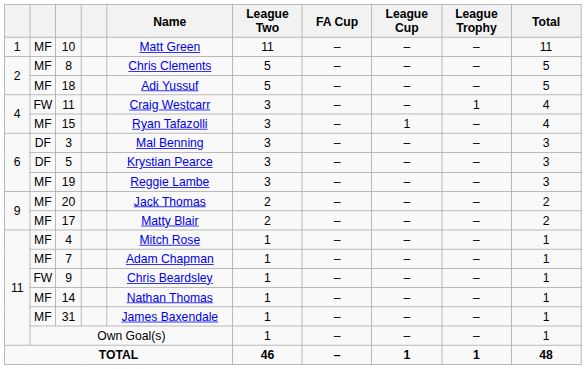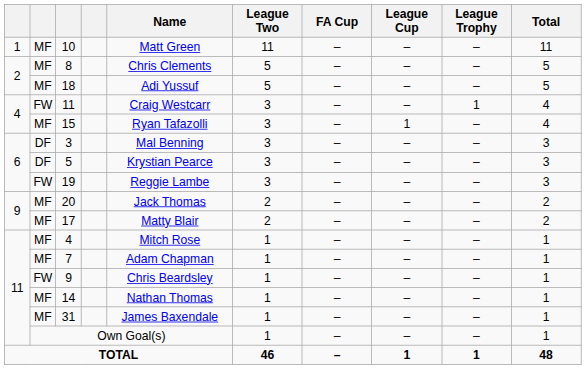(43, 182) MF -> (43, 182) FW
